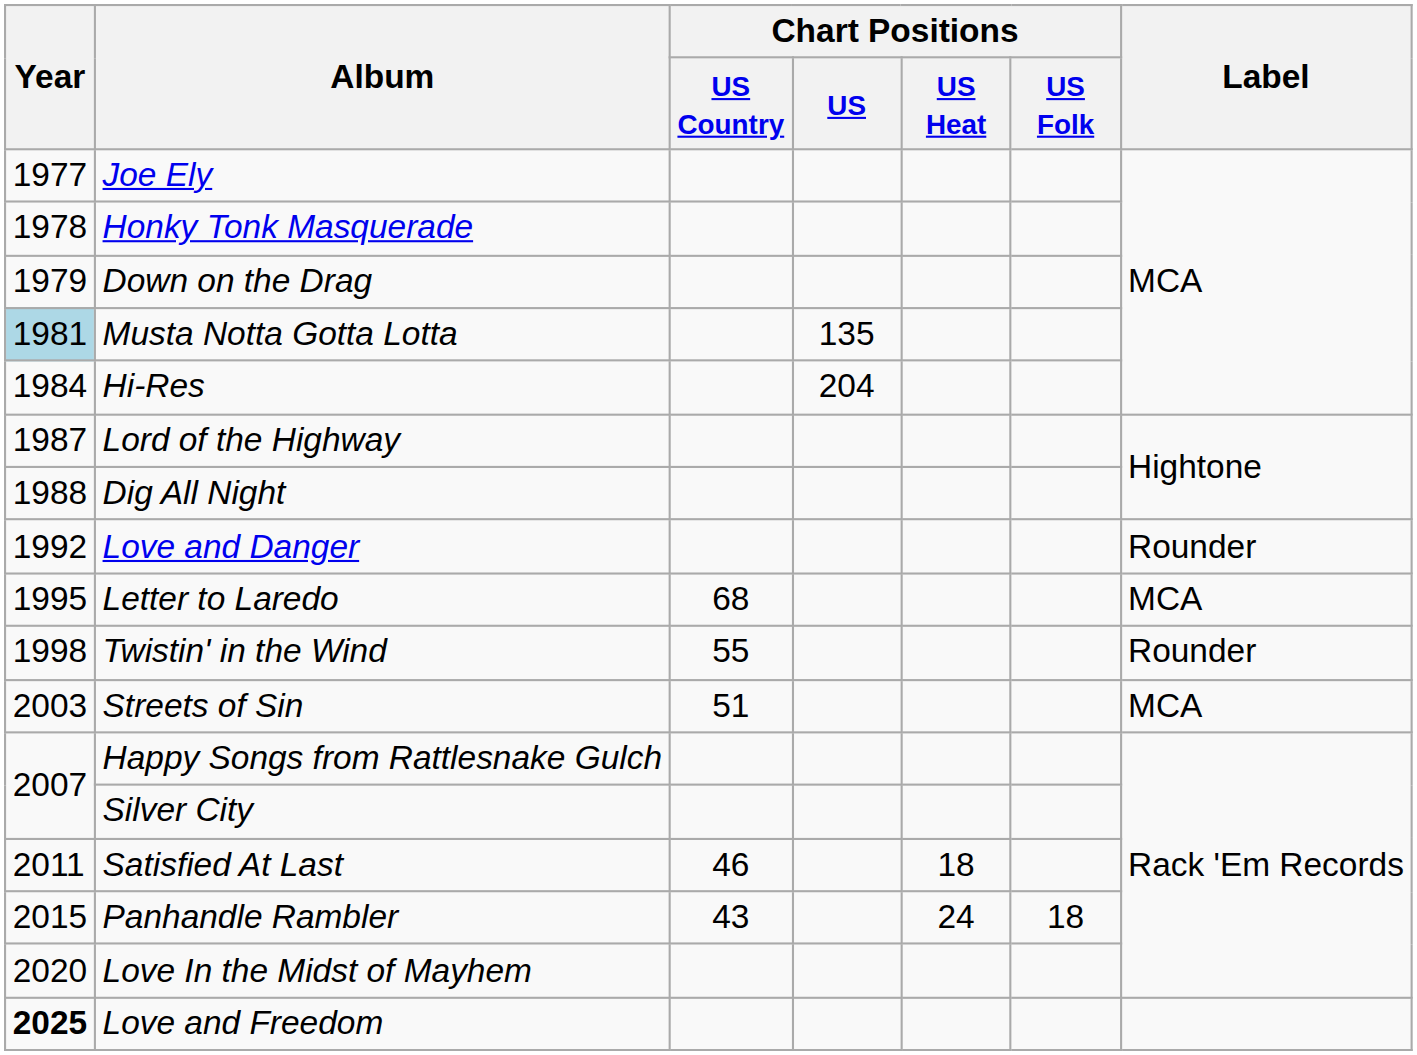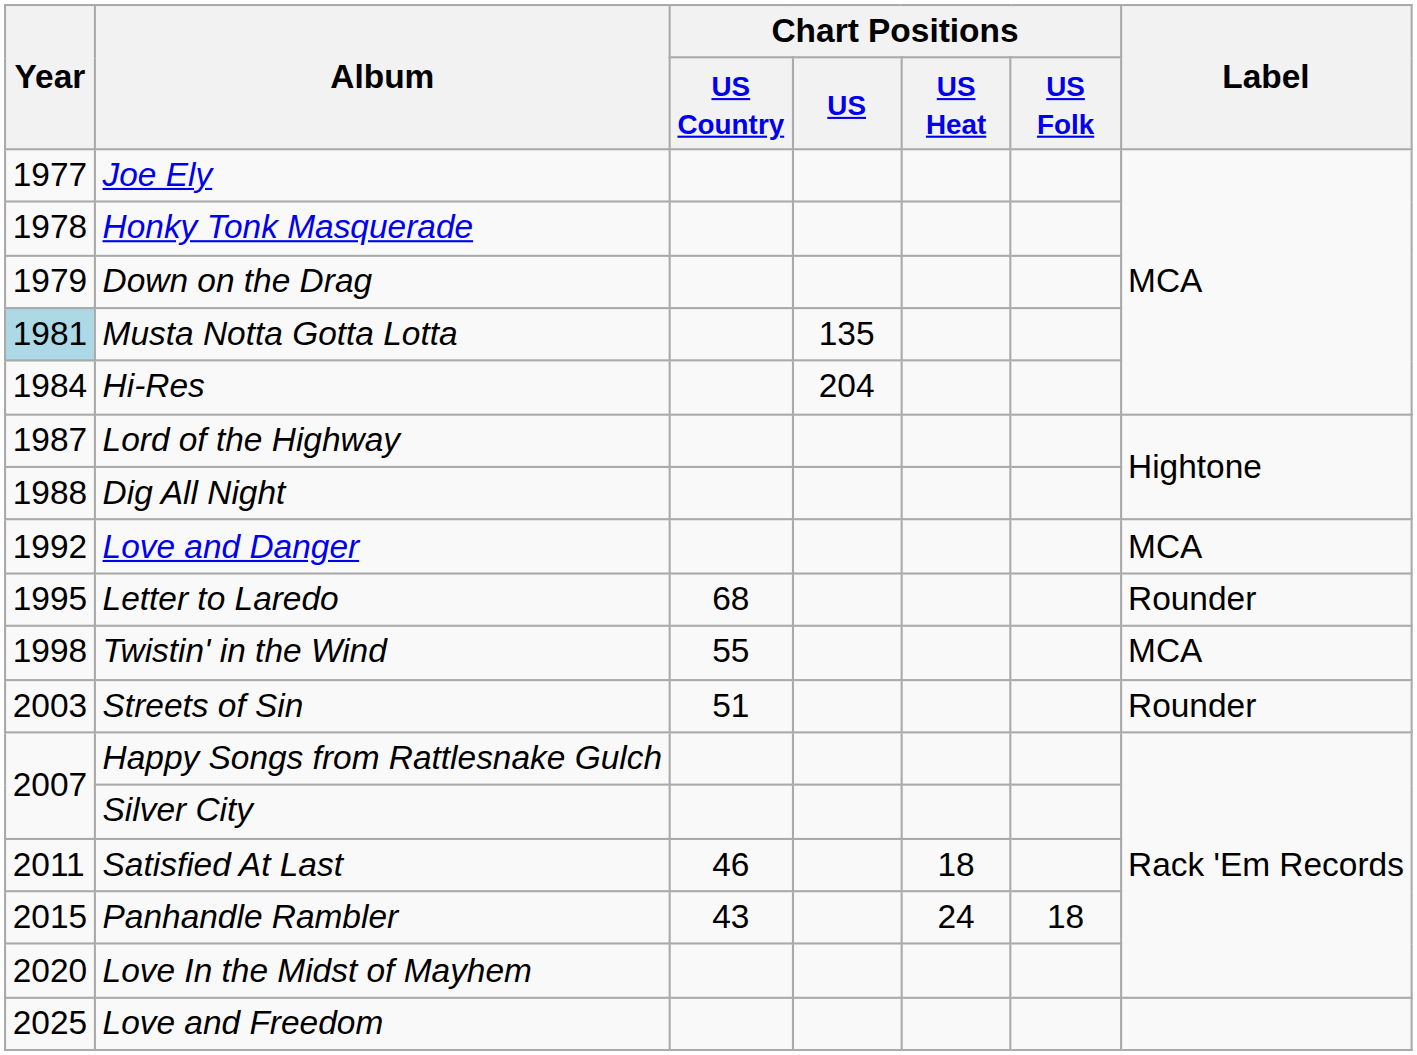(1192, 545) Rounder -> (1165, 545) MCA
(1165, 598) MCA -> (1192, 598) Rounder
(1192, 652) Rounder -> (1165, 652) MCA
(1165, 705) MCA -> (1192, 705) Rounder
(50, 1023) bold -> (50, 1023) normal
